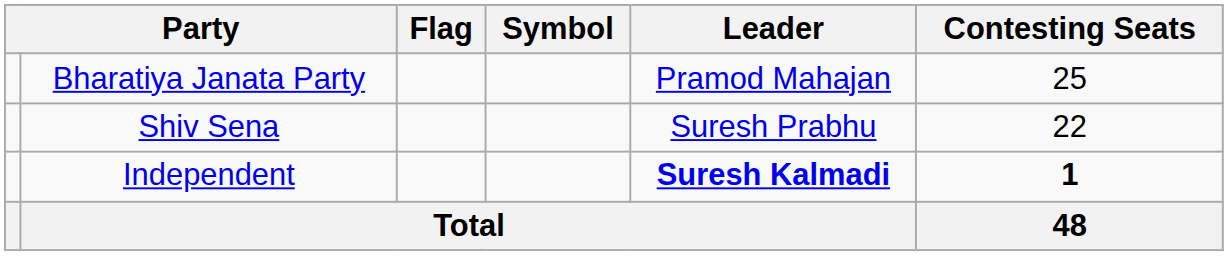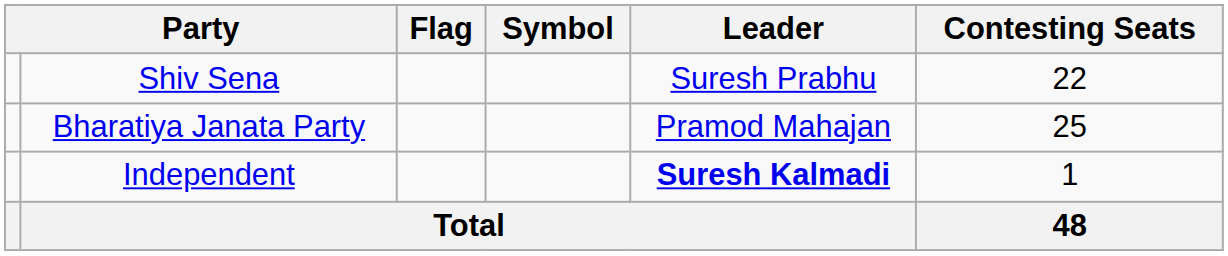rows swapped: (209, 77) <-> (209, 126)
(1070, 175) bold -> (1070, 175) normal
